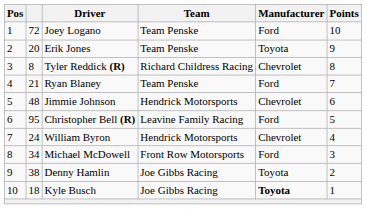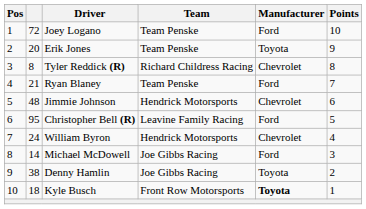(34, 154) 34 -> (34, 154) 14
(192, 154) Front Row Motorsports -> (179, 154) Joe Gibbs Racing
(179, 189) Joe Gibbs Racing -> (192, 189) Front Row Motorsports
